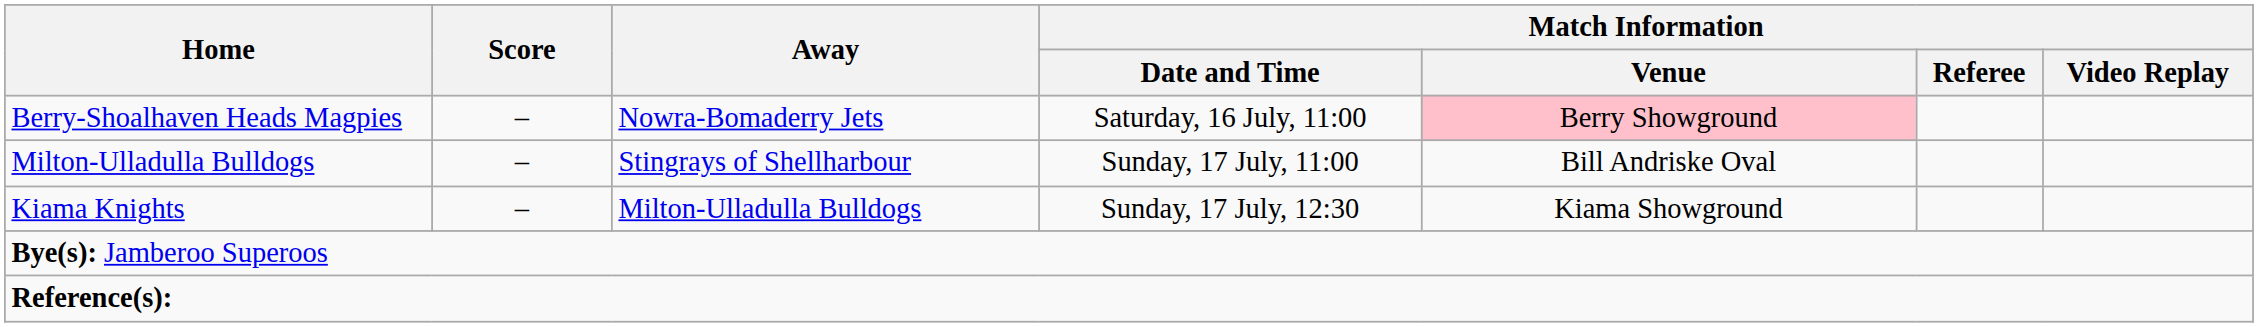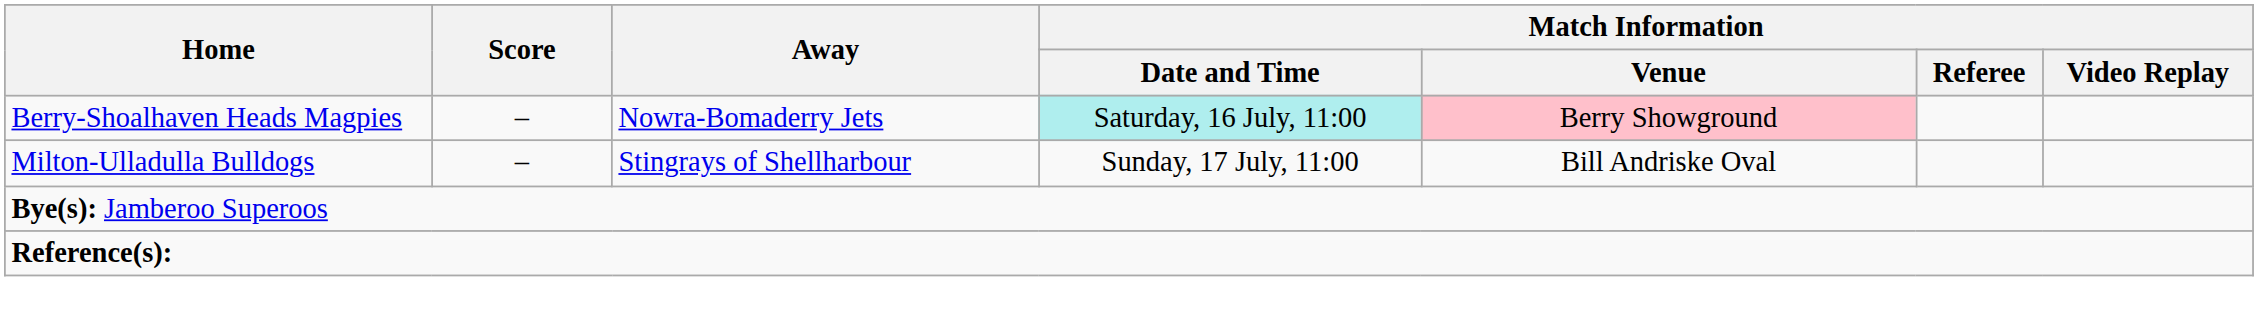(1230, 117) no background -> (1230, 117) paleturquoise background
- row: (98, 207)
